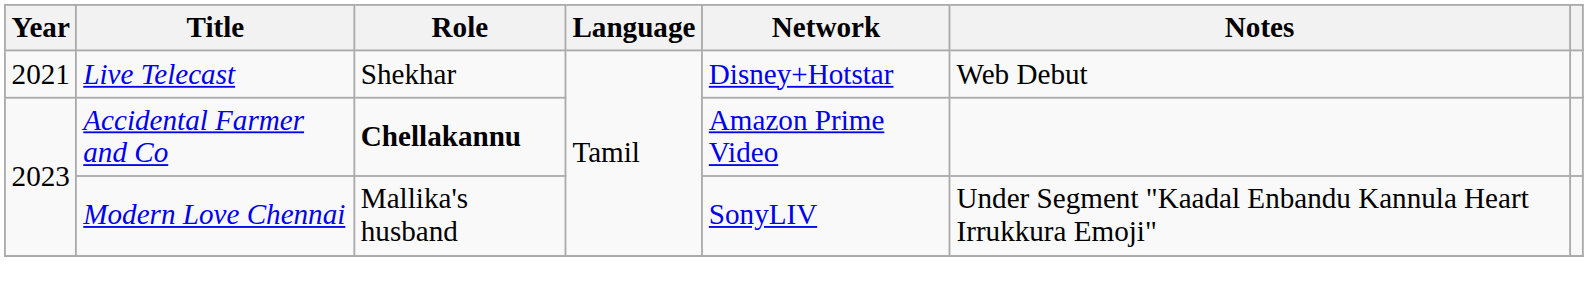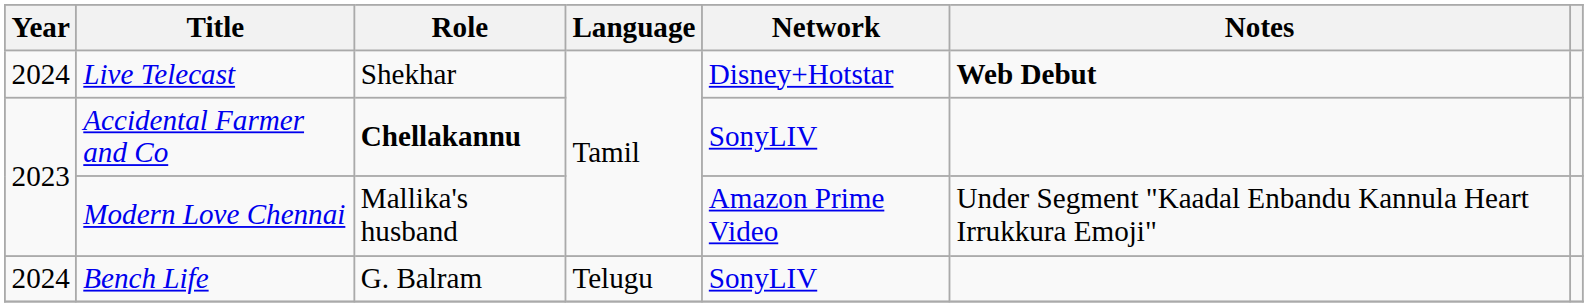(41, 73) 2021 -> (41, 73) 2024
(1022, 73) normal -> (1026, 73) bold
(797, 136) Amazon Prime Video -> (763, 136) SonyLIV
(763, 215) SonyLIV -> (797, 215) Amazon Prime Video
+ row: (146, 277)
